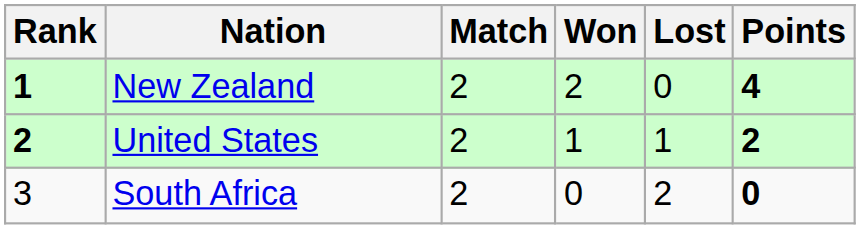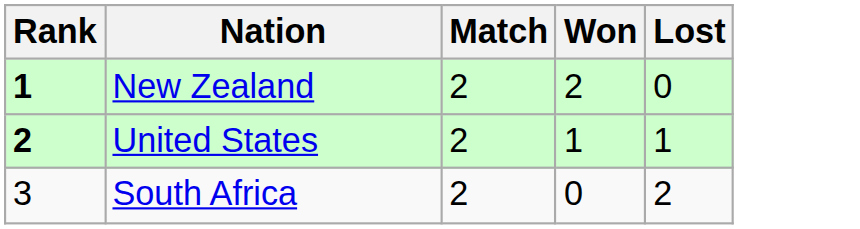- column: (794, 31)
